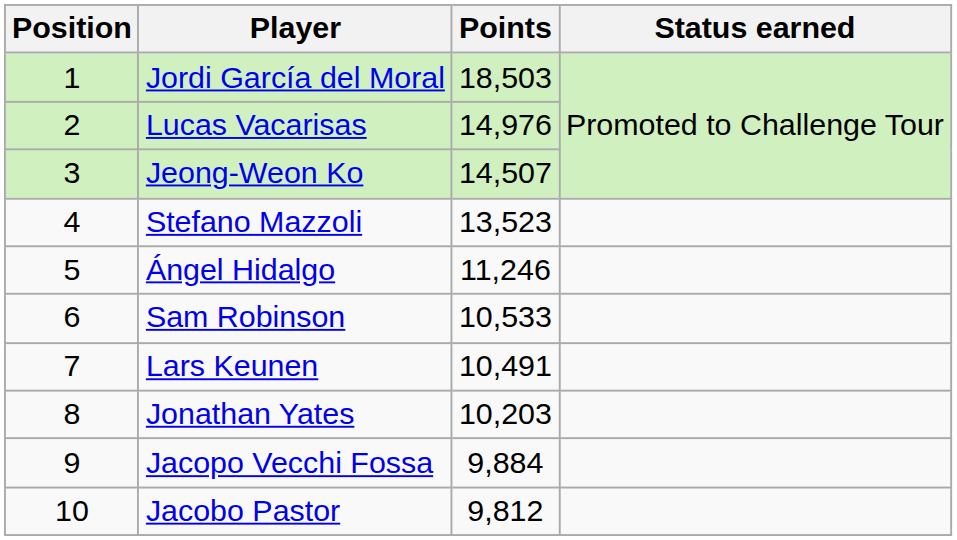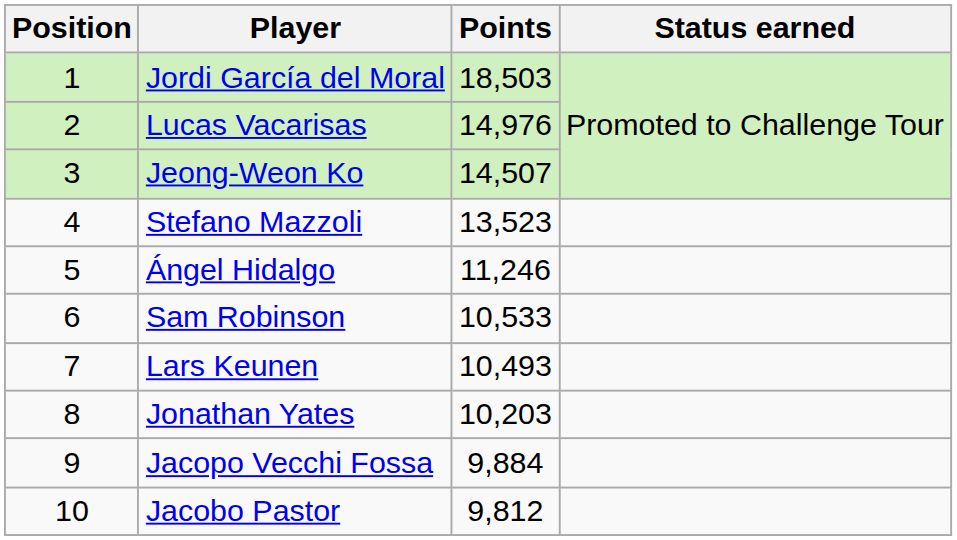(505, 366) 10,491 -> (505, 366) 10,493
